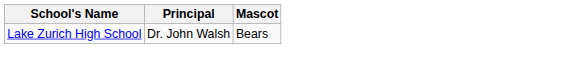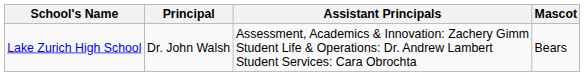+ column: (382, 14)
